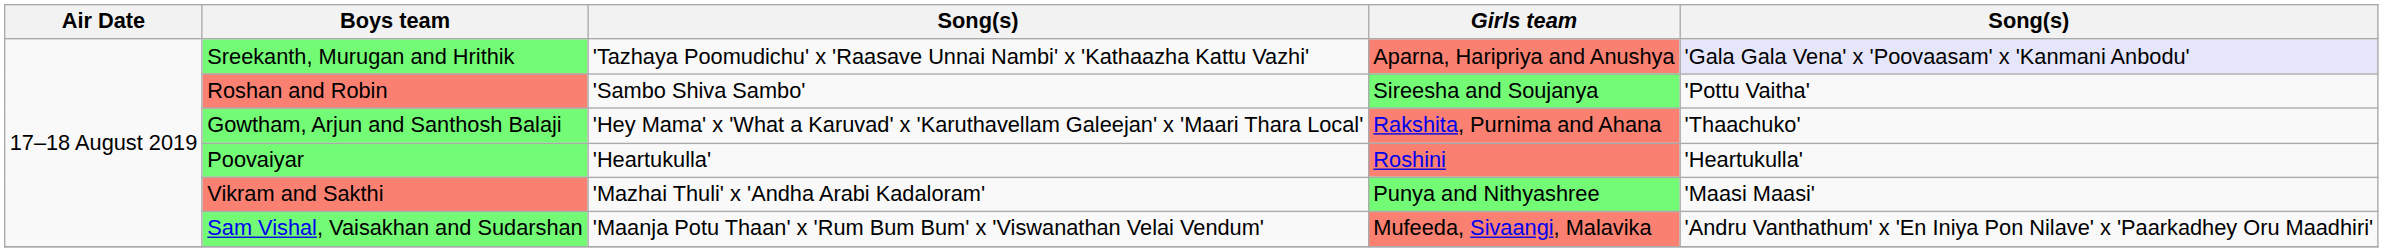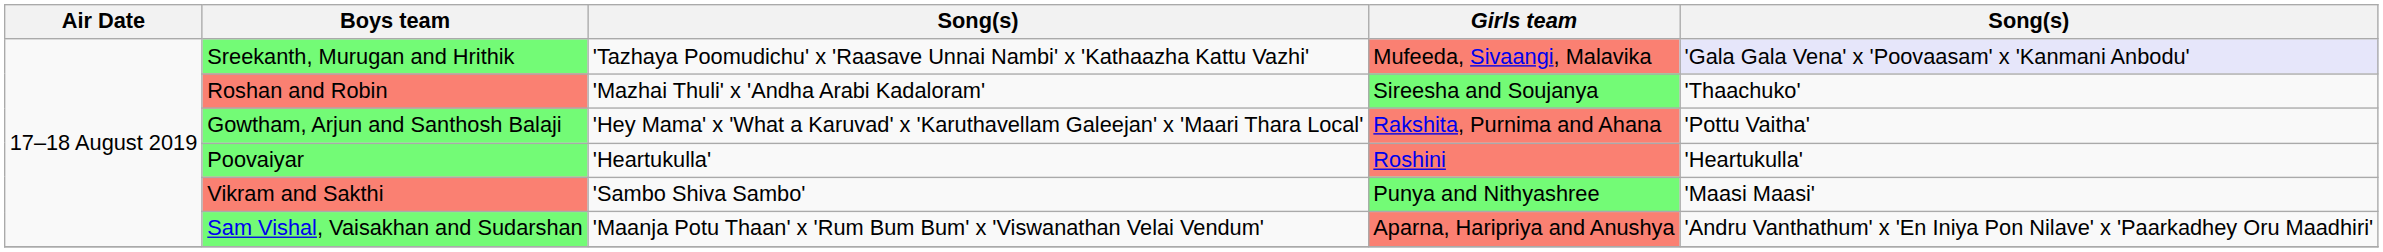(1524, 56) Aparna, Haripriya and Anushya -> (1512, 56) Mufeeda, Sivaangi, Malavika
(699, 90) 'Sambo Shiva Sambo' -> (789, 90) 'Mazhai Thuli' x 'Andha Arabi Kadaloram'
(1747, 90) 'Pottu Vaitha' -> (1743, 90) 'Thaachuko'
(1743, 125) 'Thaachuko' -> (1747, 125) 'Pottu Vaitha'
(789, 194) 'Mazhai Thuli' x 'Andha Arabi Kadaloram' -> (699, 194) 'Sambo Shiva Sambo'
(1512, 228) Mufeeda, Sivaangi, Malavika -> (1524, 228) Aparna, Haripriya and Anushya
